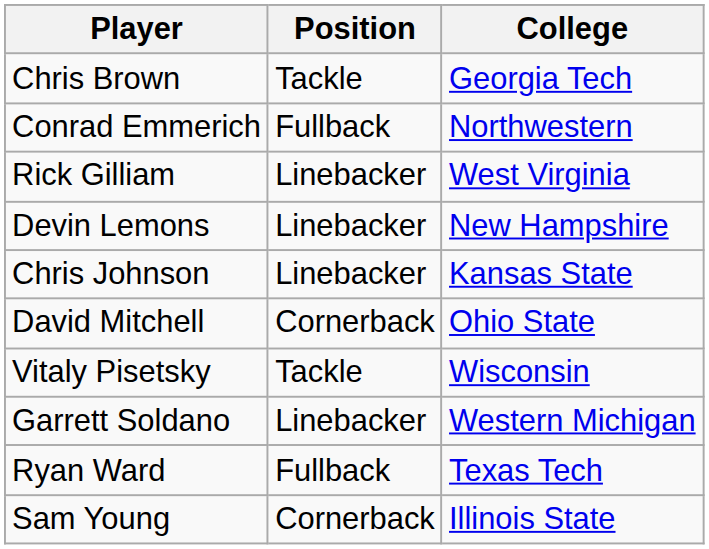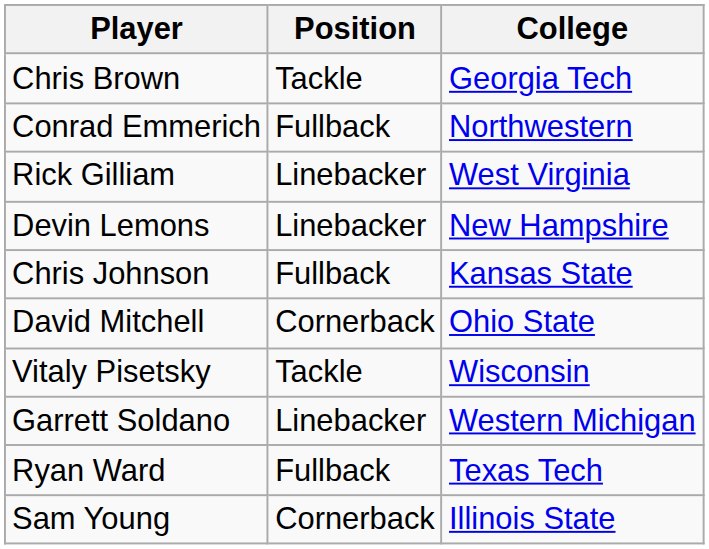(351, 273) Linebacker -> (333, 273) Fullback
